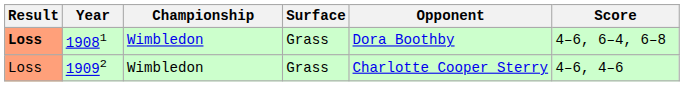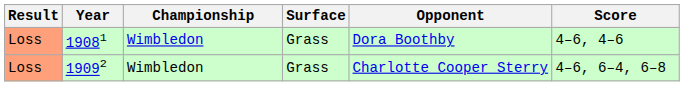(25, 41) bold -> (25, 41) normal
(611, 41) 4–6, 6–4, 6–8 -> (590, 41) 4–6, 4–6
(590, 68) 4–6, 4–6 -> (611, 68) 4–6, 6–4, 6–8
